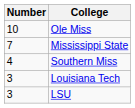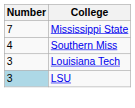- row: (71, 29)
(10, 95) no background -> (10, 78) lightblue background
